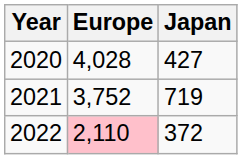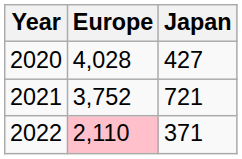(184, 97) 719 -> (184, 97) 721
(184, 134) 372 -> (184, 134) 371
